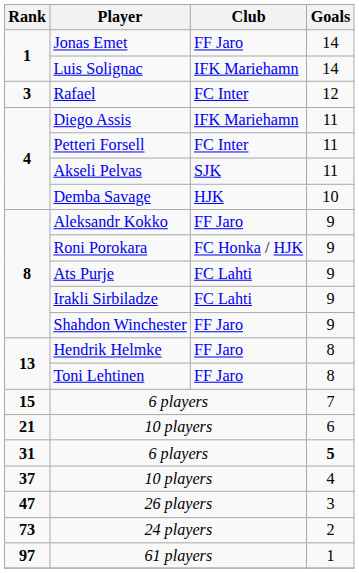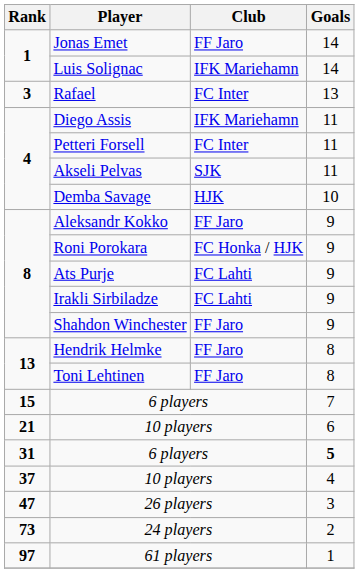(330, 94) 12 -> (330, 94) 13
